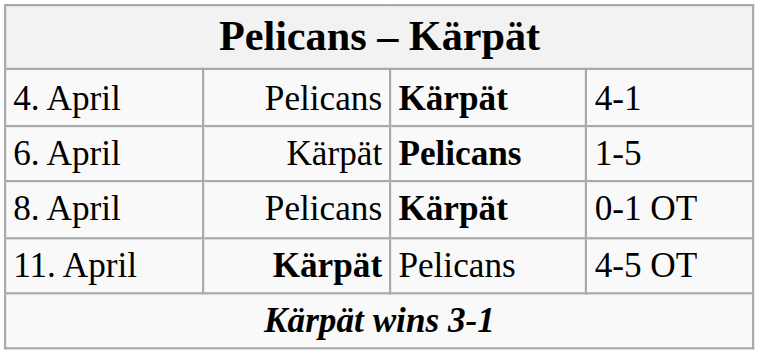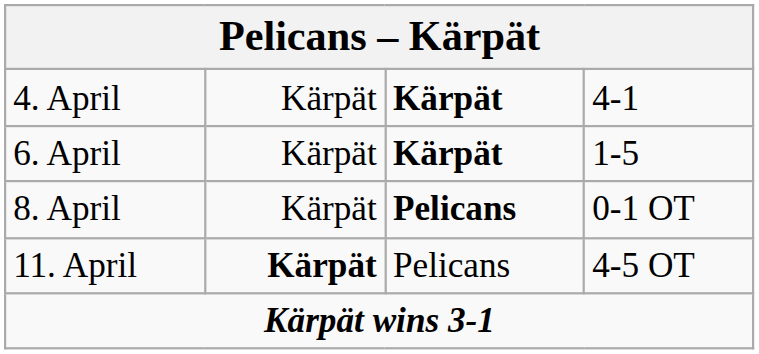(323, 97) Pelicans -> (329, 97) Kärpät
(460, 152) Pelicans -> (448, 152) Kärpät
(323, 208) Pelicans -> (329, 208) Kärpät
(453, 208) Kärpät -> (455, 208) Pelicans
